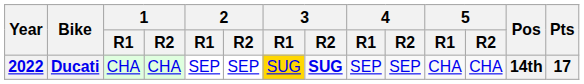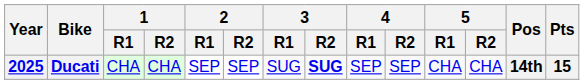(26, 68) 2022 -> (26, 68) 2025
(284, 68) gold background -> (284, 68) no background
(562, 68) 17 -> (562, 68) 15
